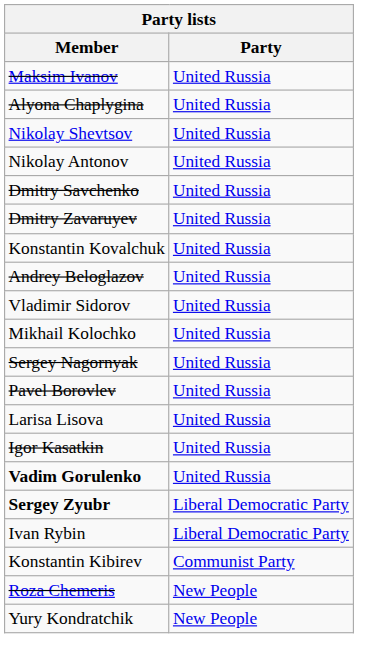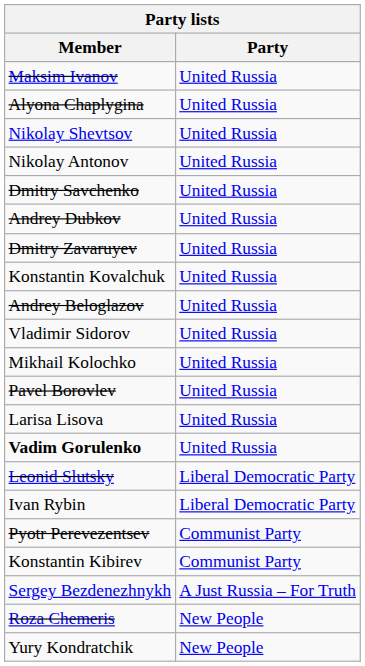+ row: (65, 218)
- row: (73, 361)
- row: (56, 447)
+ row: (61, 476)
- row: (59, 504)
+ row: (79, 533)
+ row: (90, 590)
